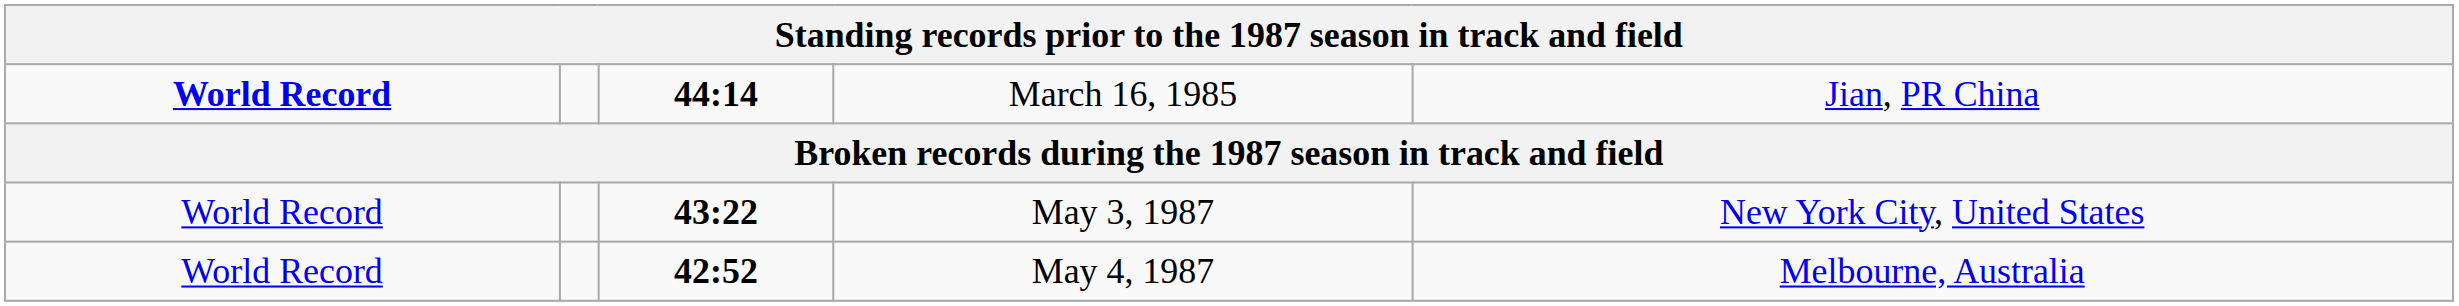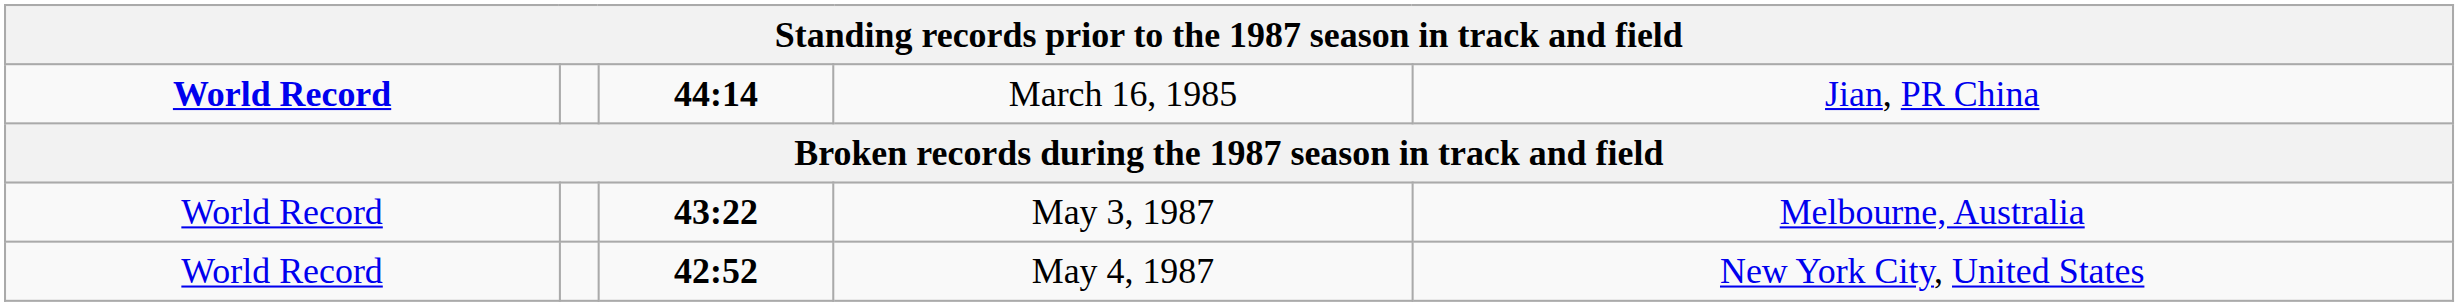(1932, 211) New York City, United States -> (1932, 211) Melbourne, Australia
(1932, 270) Melbourne, Australia -> (1932, 270) New York City, United States
